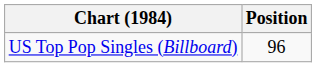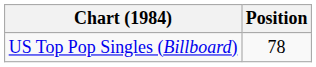(277, 47) 96 -> (277, 47) 78
